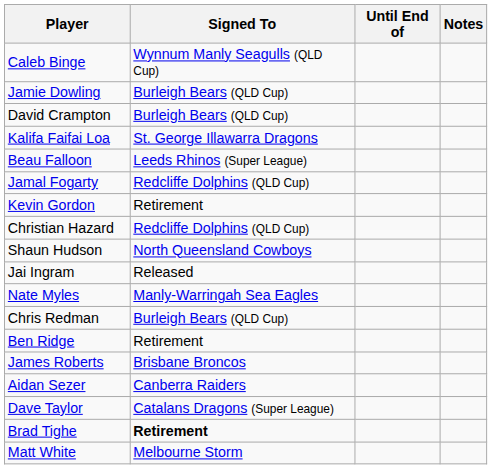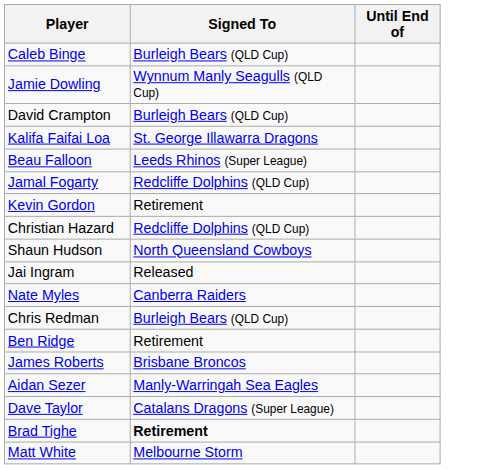- column: (463, 24)
(228, 62) Wynnum Manly Seagulls (QLD Cup) -> (211, 55) Burleigh Bears (QLD Cup)
(211, 93) Burleigh Bears (QLD Cup) -> (228, 85) Wynnum Manly Seagulls (QLD Cup)
(226, 296) Manly-Warringah Sea Eagles -> (190, 296) Canberra Raiders
(190, 386) Canberra Raiders -> (226, 386) Manly-Warringah Sea Eagles
